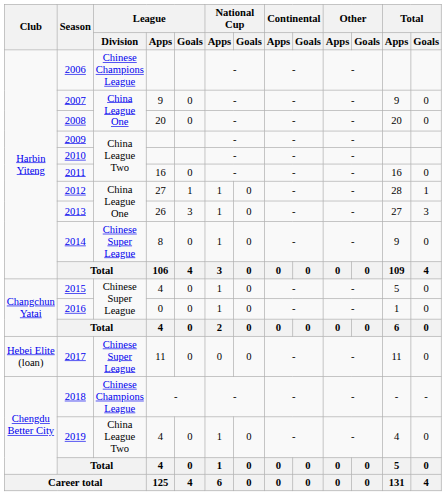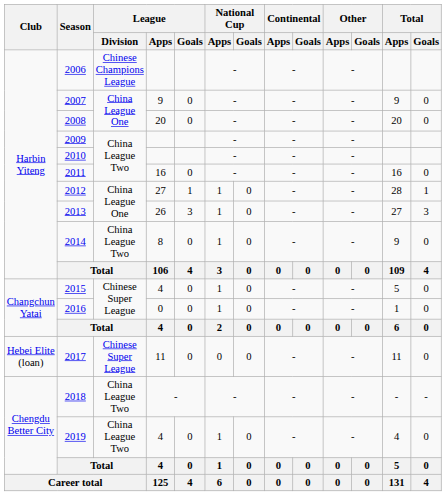(120, 241) Chinese Super League -> (120, 241) China League Two
(120, 396) Chinese Champions League -> (120, 396) China League Two
